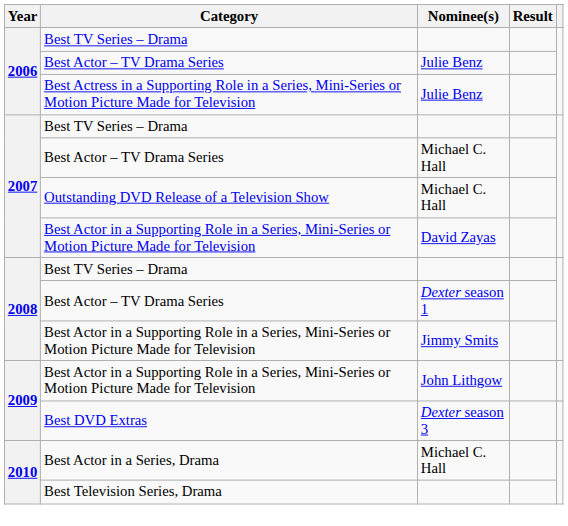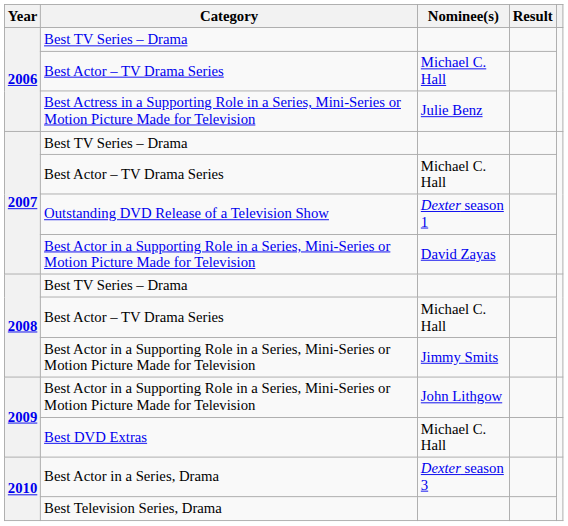(452, 62) Julie Benz -> (454, 71) Michael C. Hall
(454, 197) Michael C. Hall -> (462, 214) Dexter season 1
(462, 300) Dexter season 1 -> (454, 317) Michael C. Hall
(462, 420) Dexter season 3 -> (454, 437) Michael C. Hall
(454, 460) Michael C. Hall -> (462, 476) Dexter season 3
